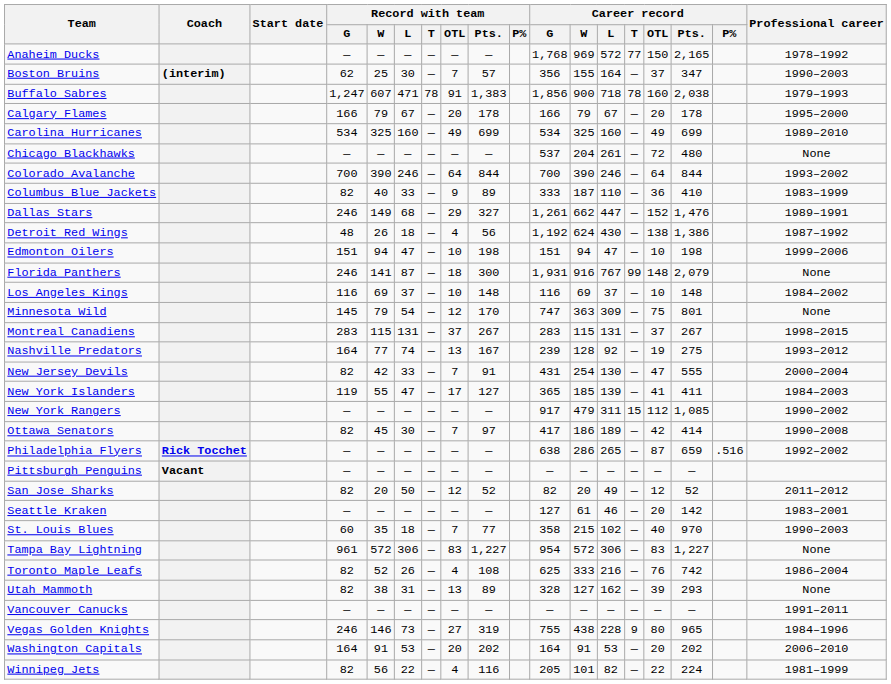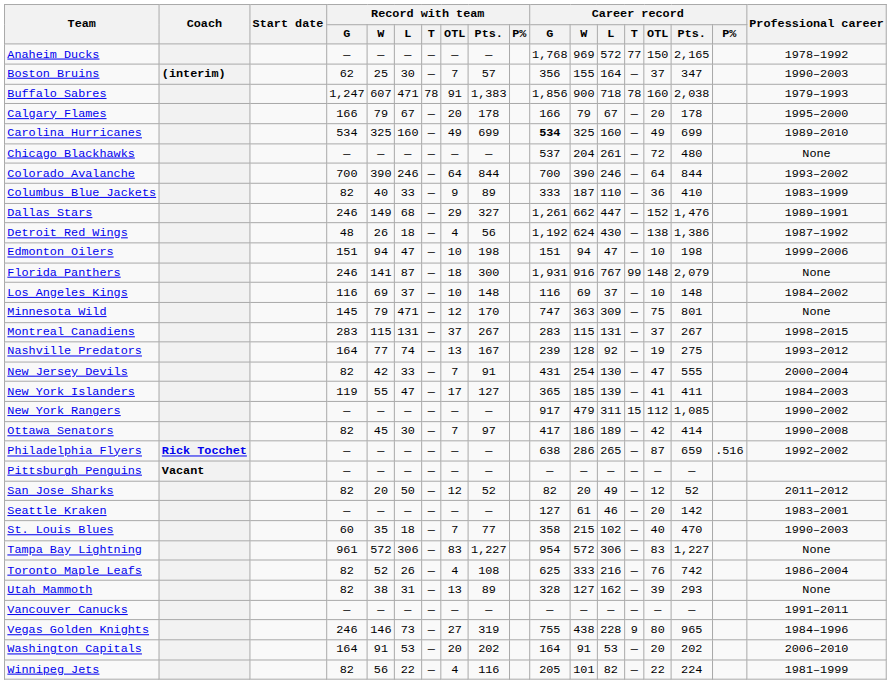(550, 133) normal -> (550, 133) bold
(408, 312) 54 -> (408, 312) 471
(692, 530) 970 -> (692, 530) 470
